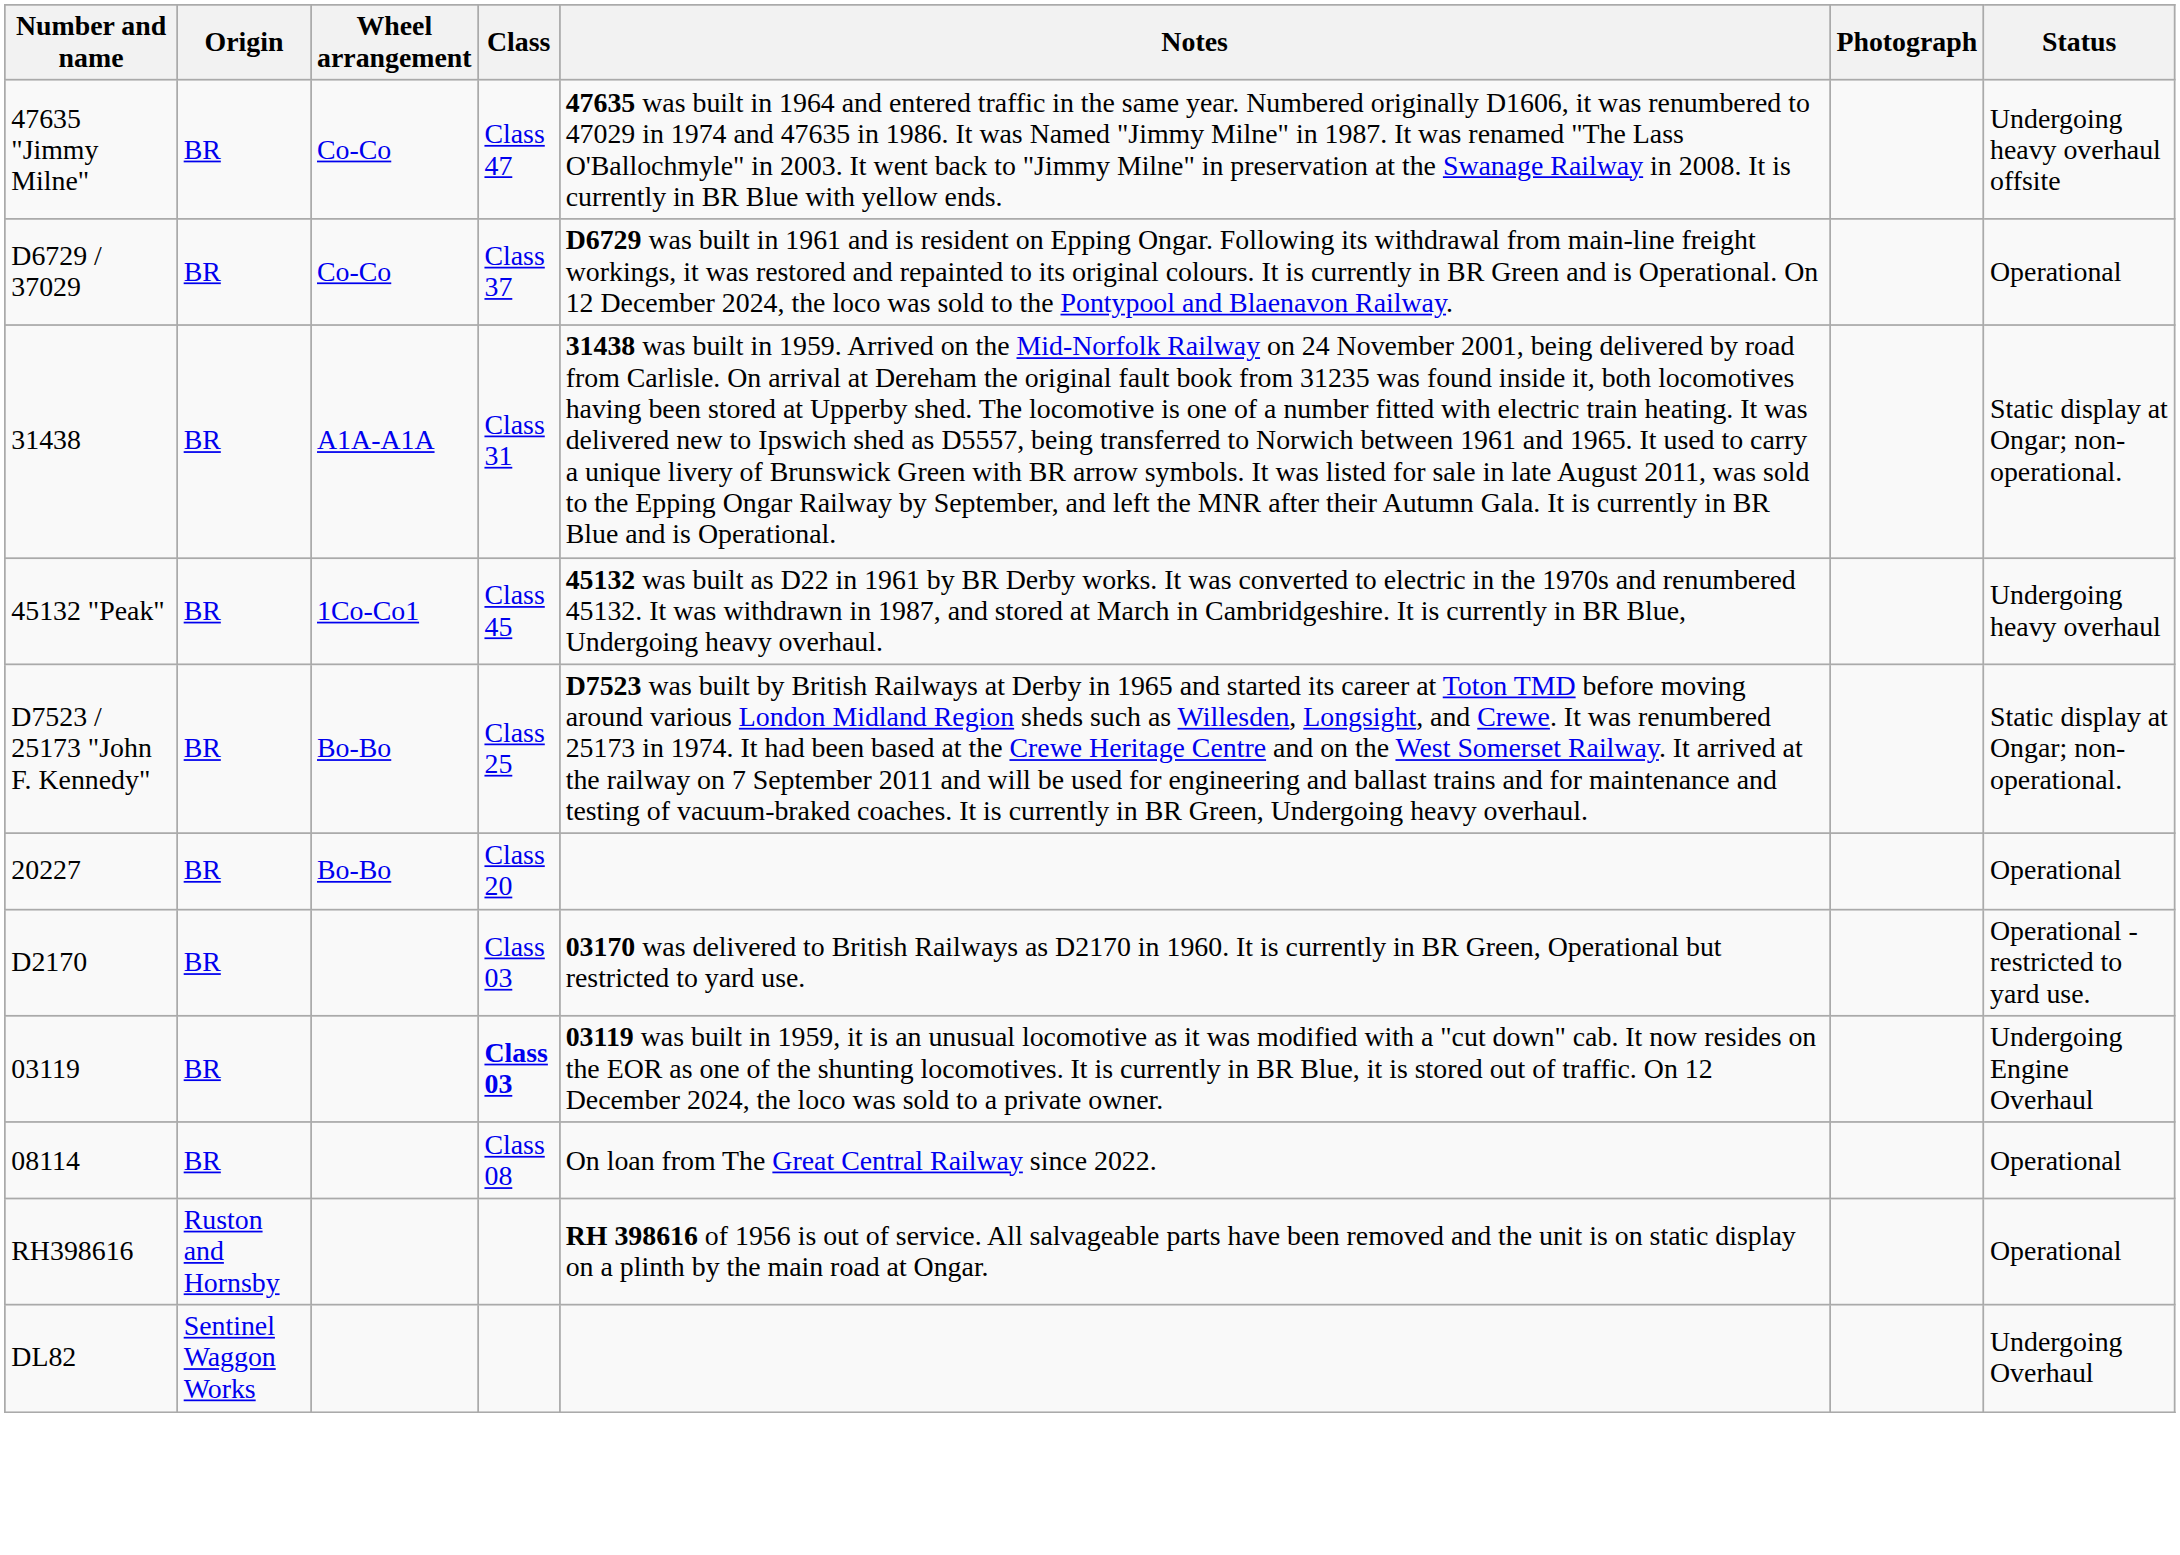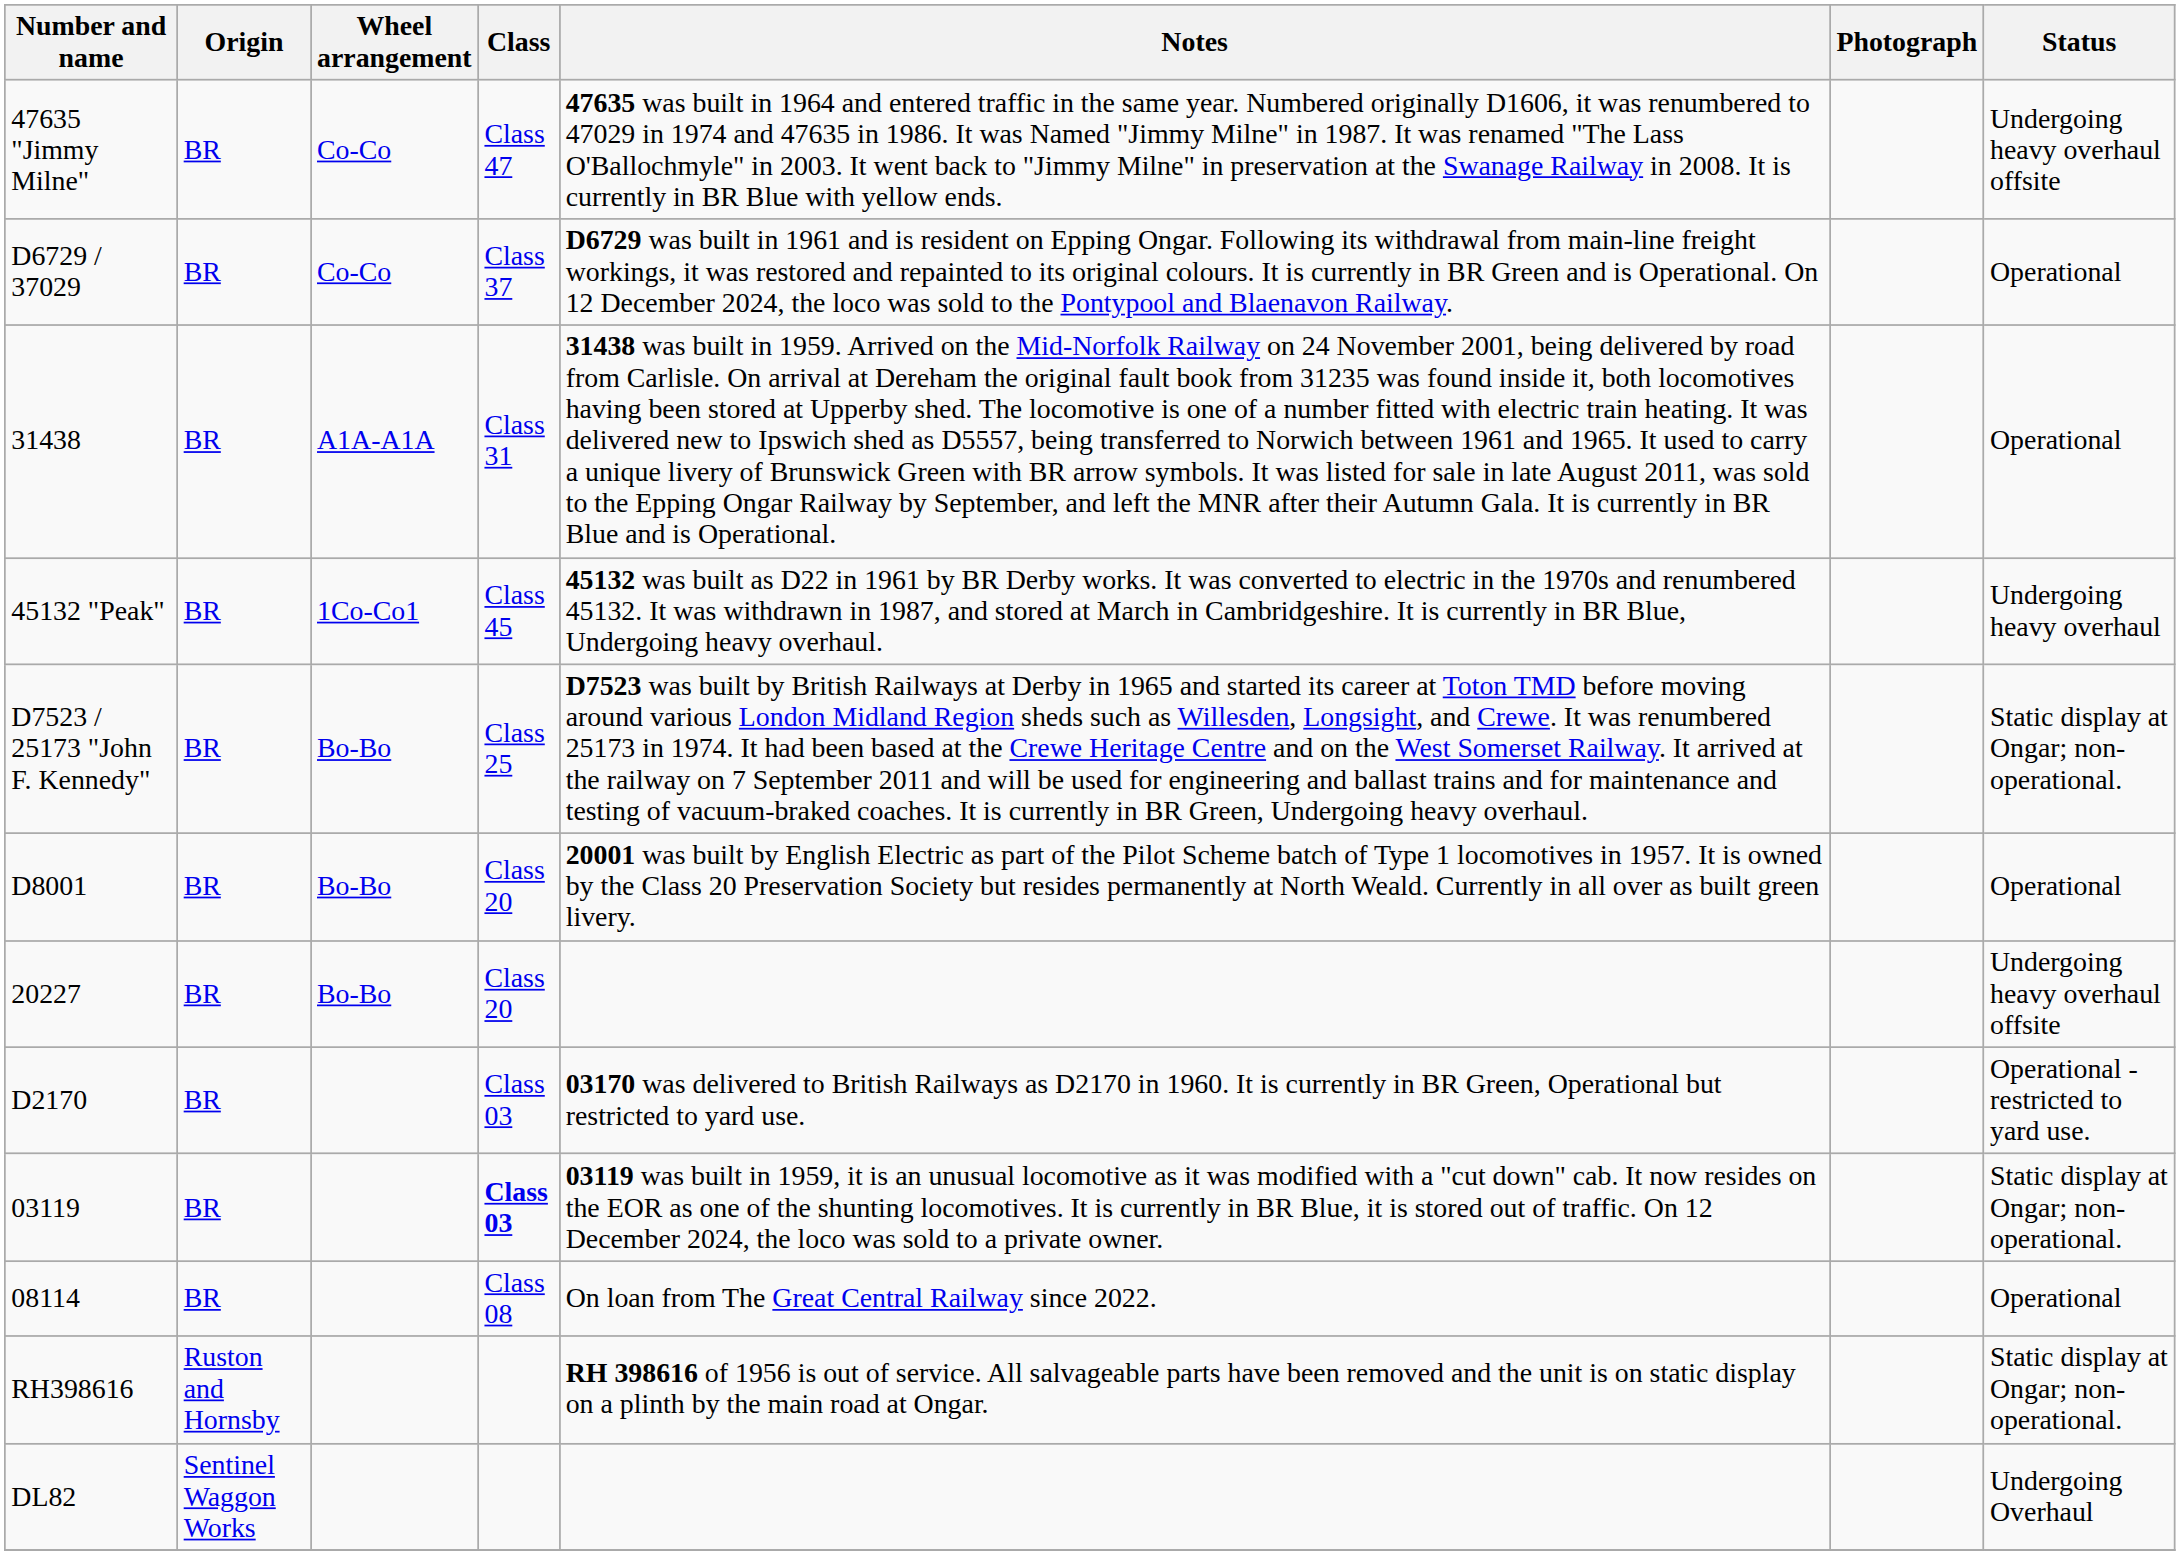(2079, 440) Static display at Ongar; non-operational. -> (2056, 440) Operational
+ row: (49, 886)
(2056, 870) Operational -> (2075, 993) Undergoing heavy overhaul offsite
(2056, 1068) Undergoing Engine Overhaul -> (2079, 1206) Static display at Ongar; non-operational.
(2056, 1251) Operational -> (2079, 1389) Static display at Ongar; non-operational.
